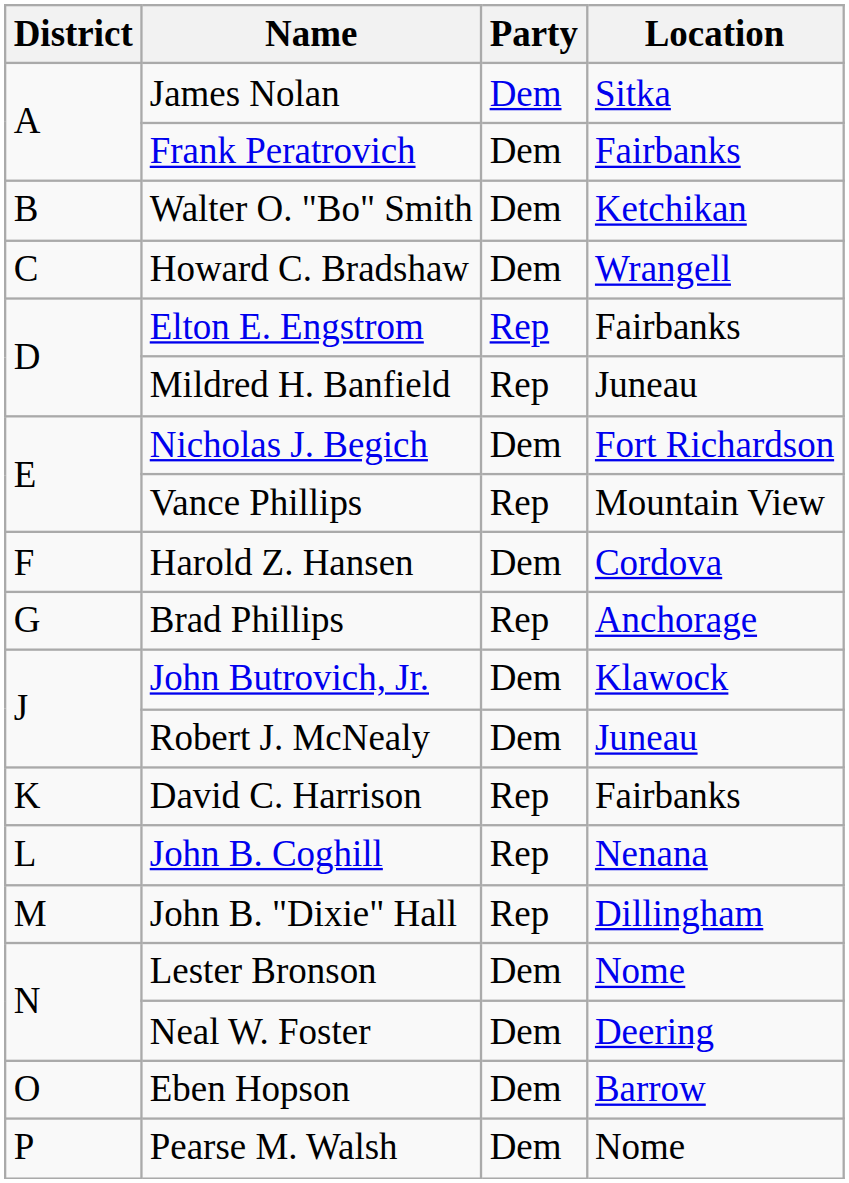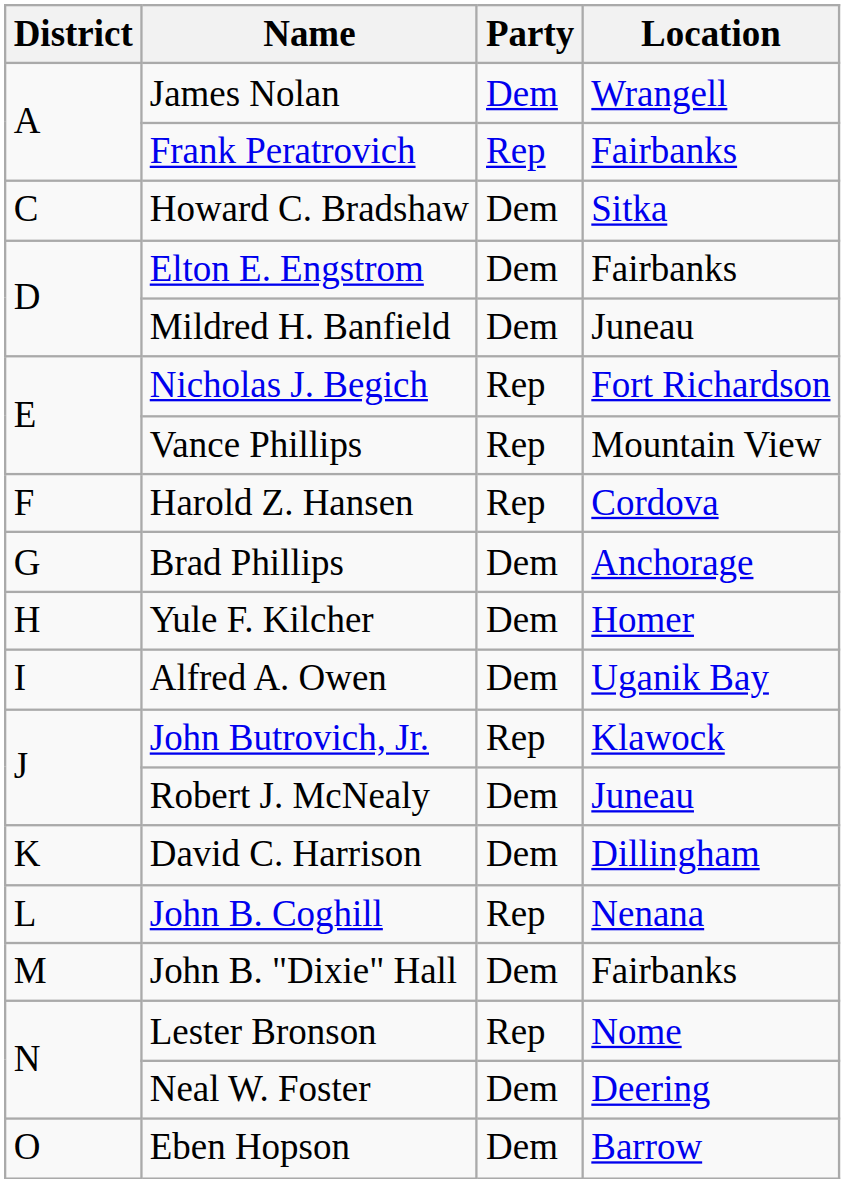(633, 92) Sitka -> (659, 92) Wrangell
(526, 151) Dem -> (516, 151) Rep
- row: (311, 209)
(663, 268) Wrangell -> (629, 209) Sitka
(519, 326) Rep -> (522, 268) Dem
(519, 385) Rep -> (522, 326) Dem
(526, 444) Dem -> (516, 385) Rep
(526, 561) Dem -> (516, 502) Rep
(519, 619) Rep -> (522, 561) Dem
+ row: (262, 619)
+ row: (268, 678)
(526, 678) Dem -> (516, 737) Rep
(519, 795) Rep -> (522, 854) Dem
(668, 795) Fairbanks -> (676, 854) Dillingham
(519, 913) Rep -> (522, 971) Dem
(679, 913) Dillingham -> (664, 971) Fairbanks
(526, 971) Dem -> (516, 1030) Rep
- row: (274, 1147)
